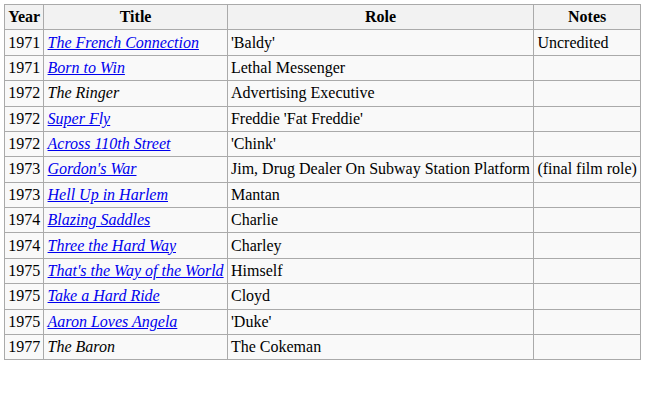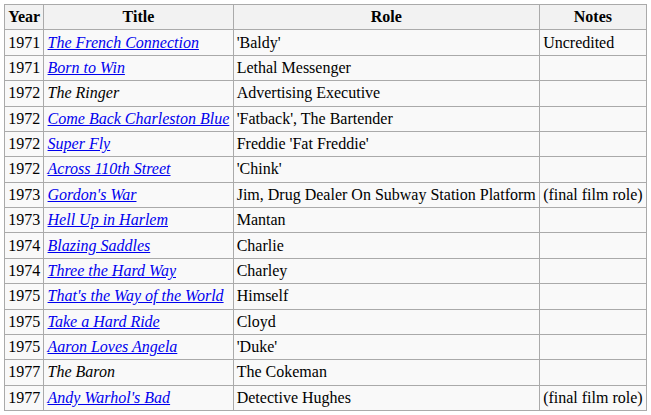+ row: (138, 118)
+ row: (109, 397)
